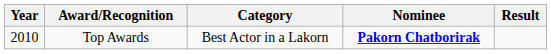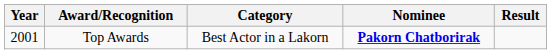(25, 37) 2010 -> (25, 37) 2001
